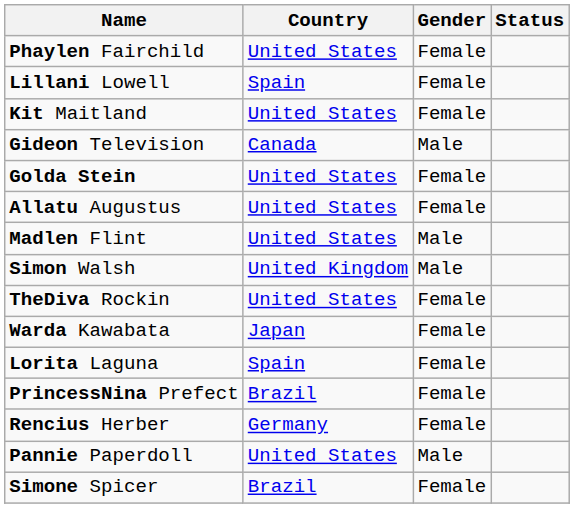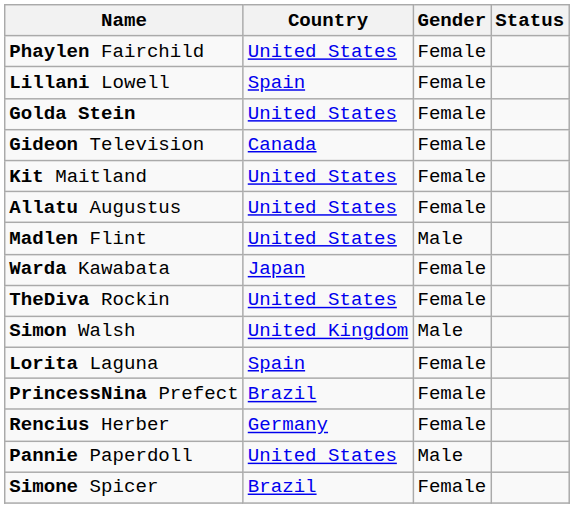rows swapped: (72, 176) <-> (78, 114)
(440, 145) Male -> (452, 145) Female
rows swapped: (72, 269) <-> (90, 332)
